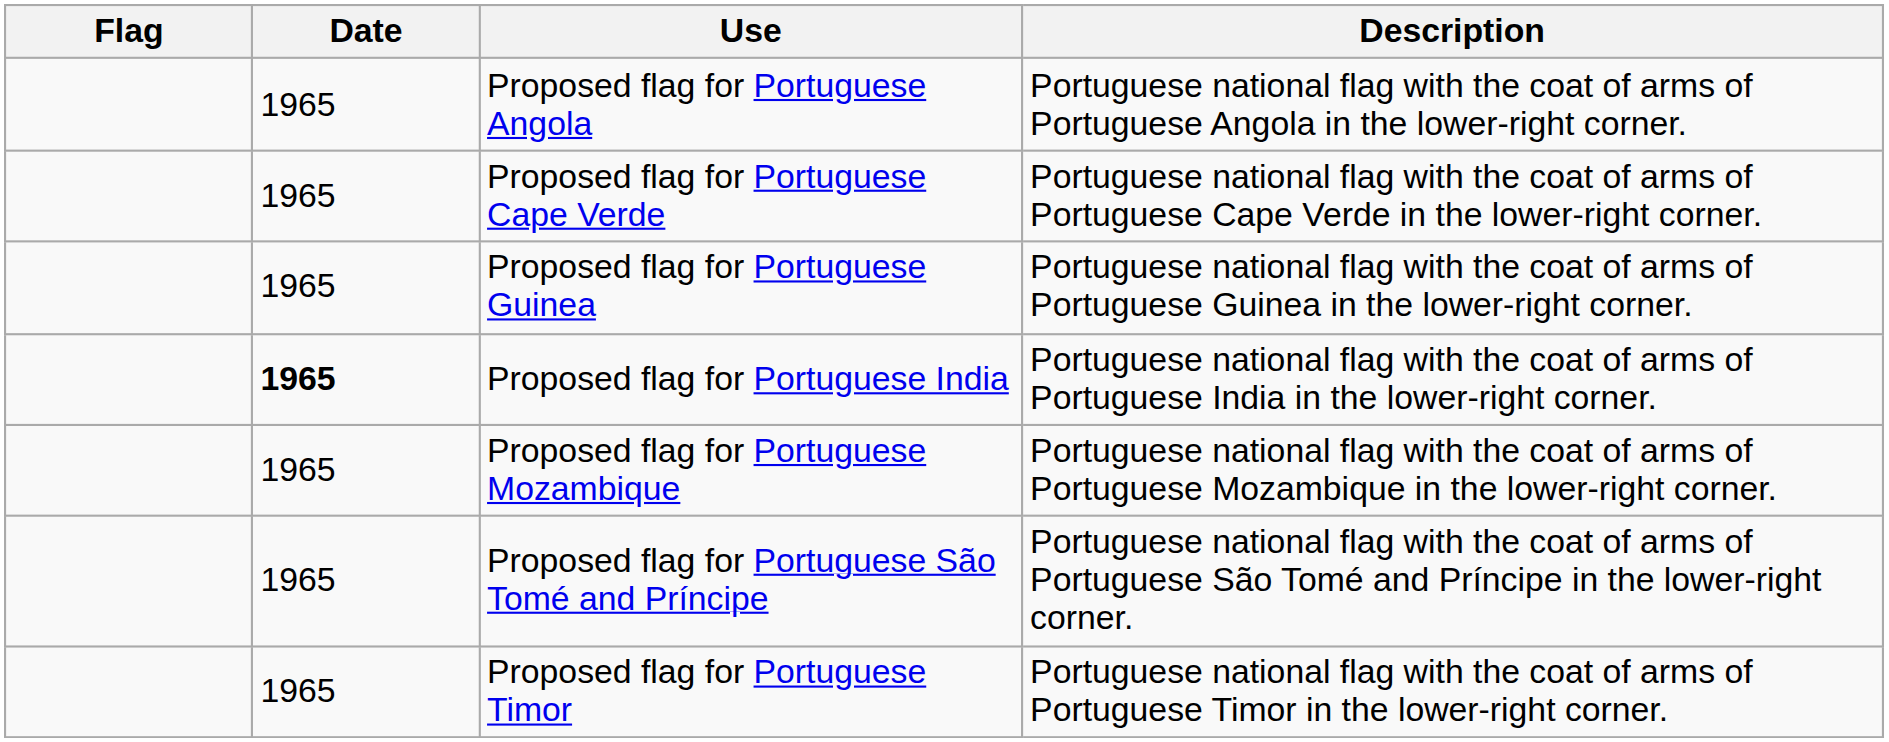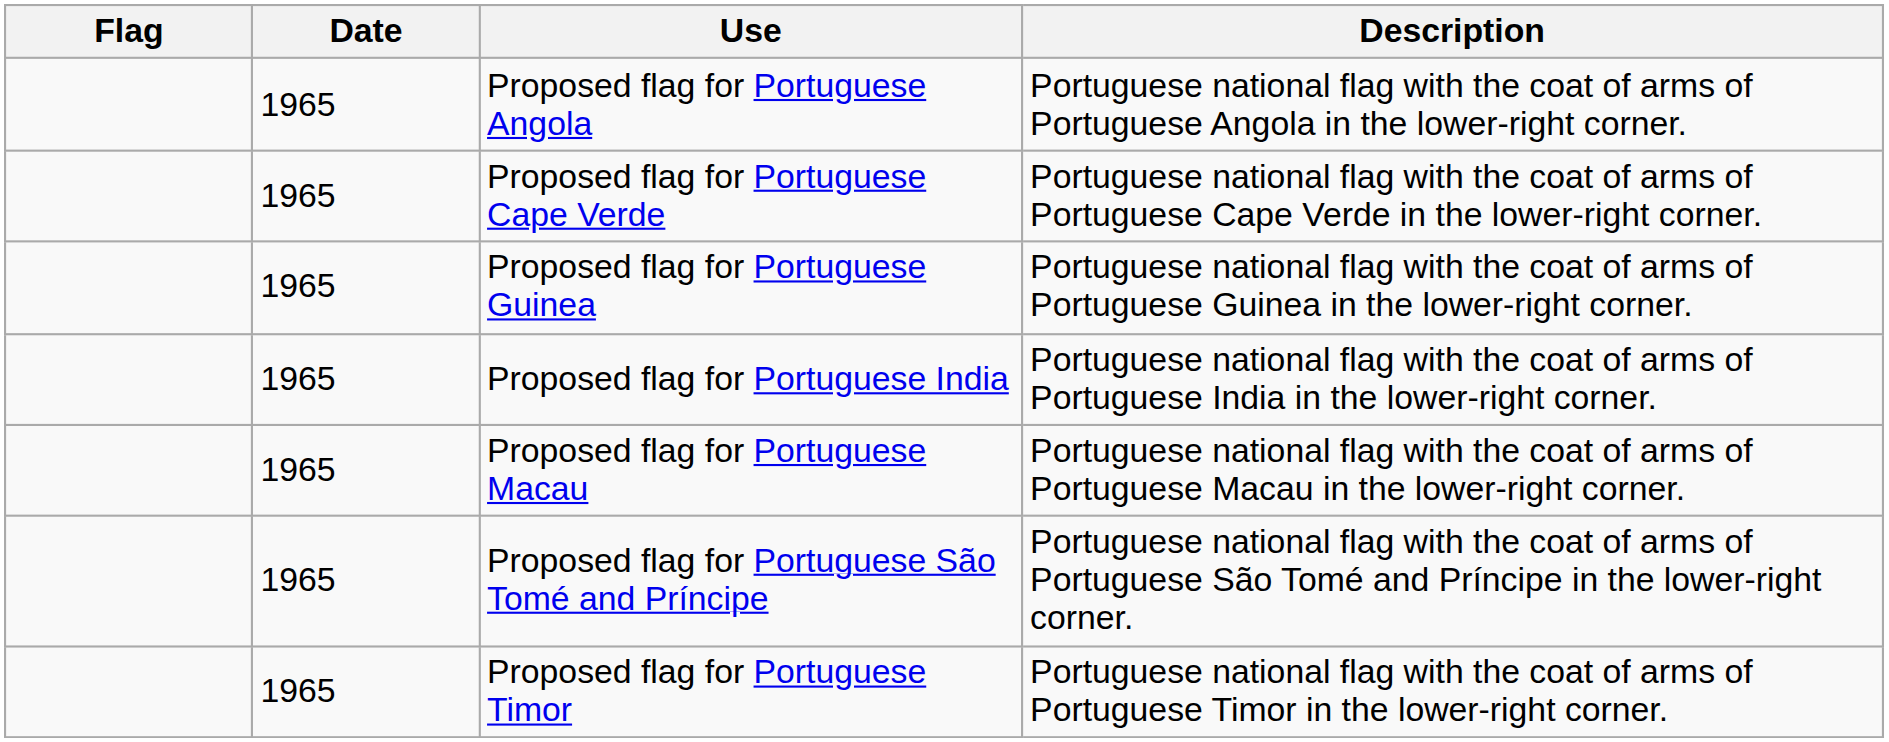(298, 378) bold -> (298, 378) normal
+ row: (707, 469)
- row: (707, 469)
